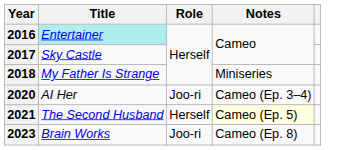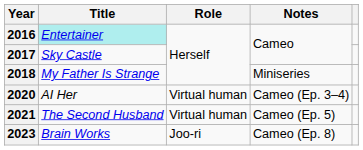(185, 94) Joo-ri -> (208, 94) Virtual human
(189, 114) Herself -> (208, 114) Virtual human
(256, 114) lightyellow background -> (294, 114) no background
